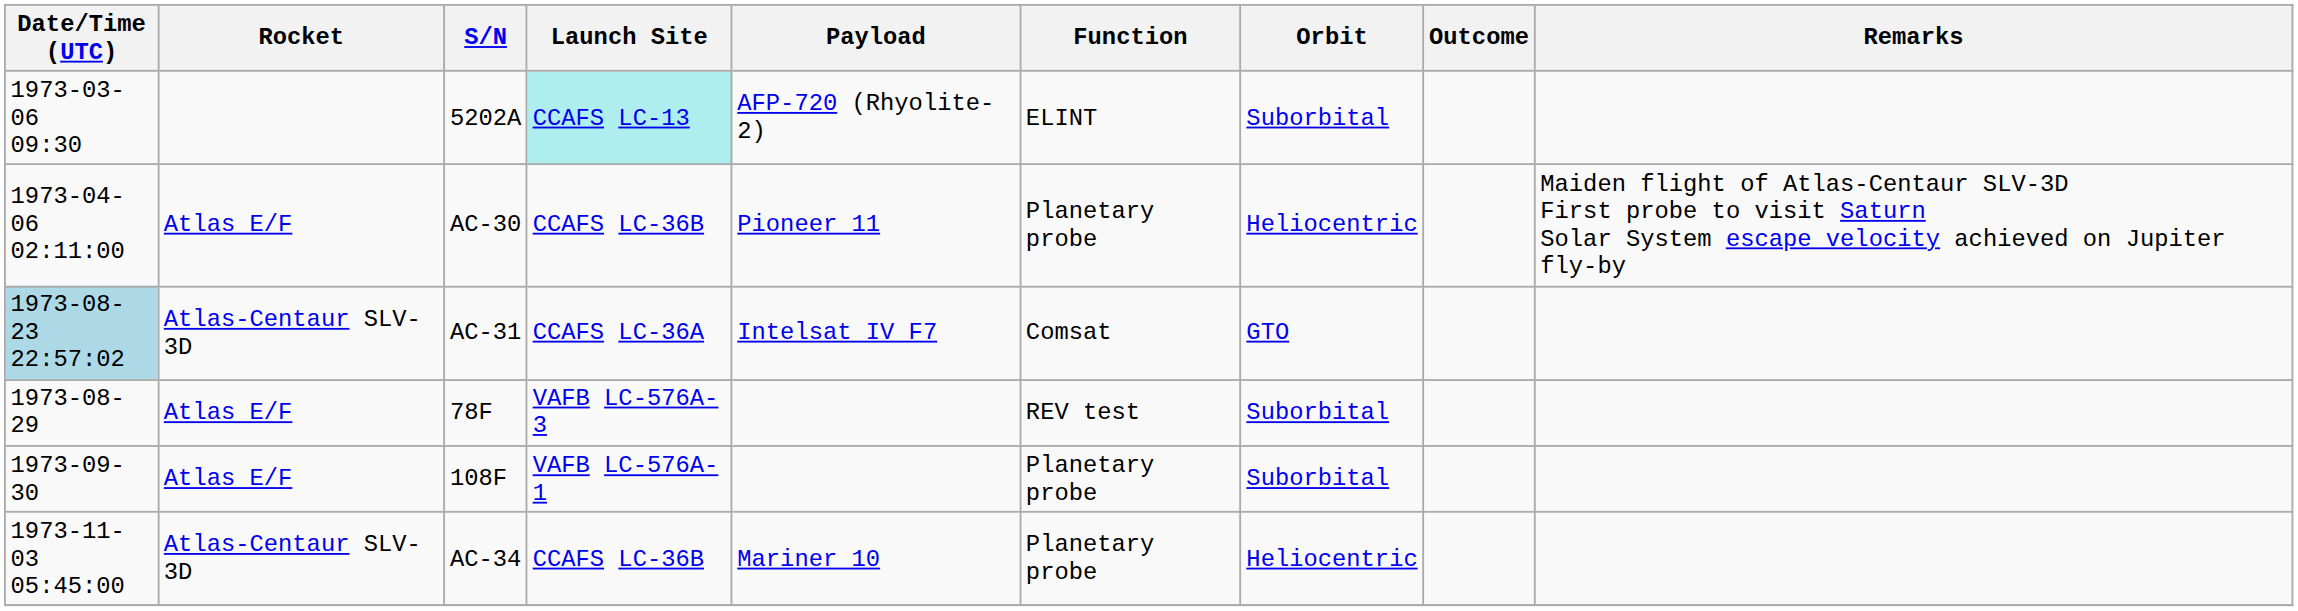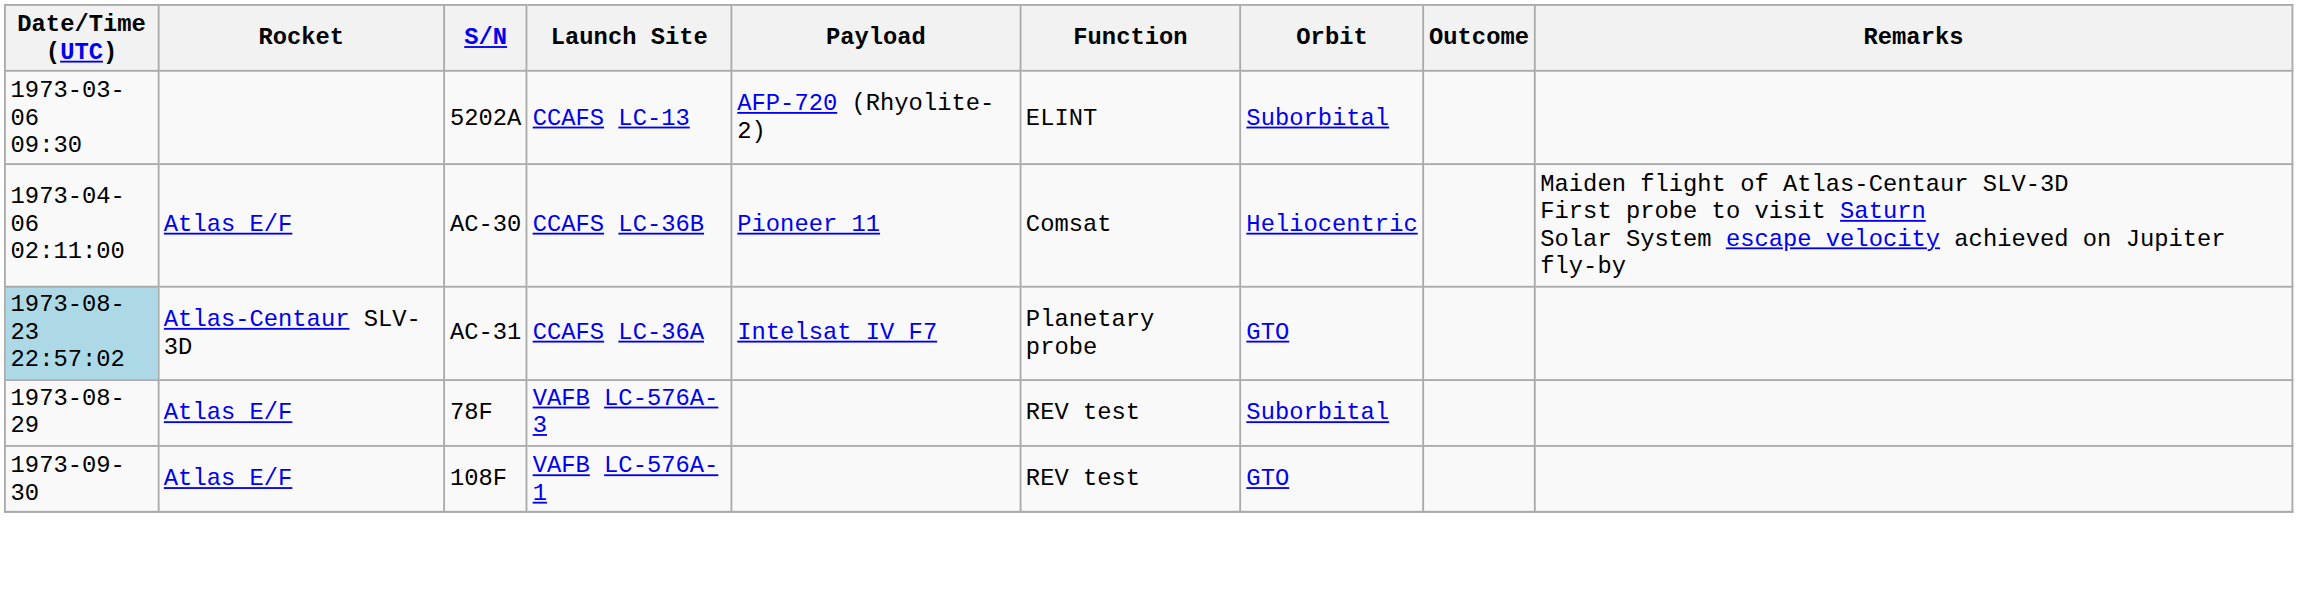(611, 118) paleturquoise background -> (611, 118) no background
(1090, 225) Planetary probe -> (1069, 225) Comsat
(1069, 333) Comsat -> (1090, 333) Planetary probe
(1090, 479) Planetary probe -> (1083, 479) REV test
(1318, 479) Suborbital -> (1268, 479) GTO
- row: (486, 559)
